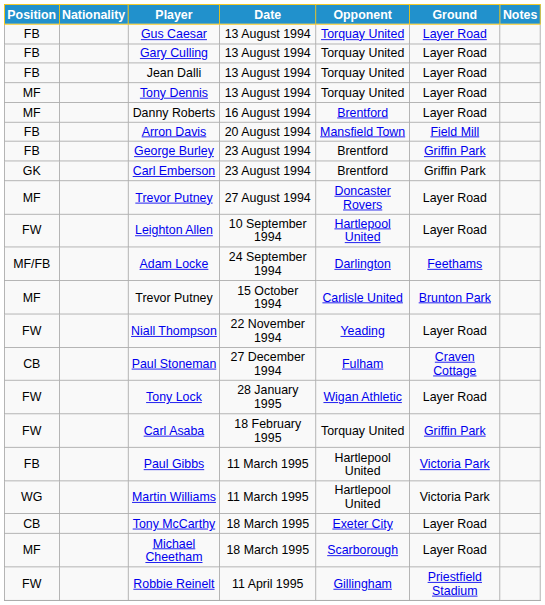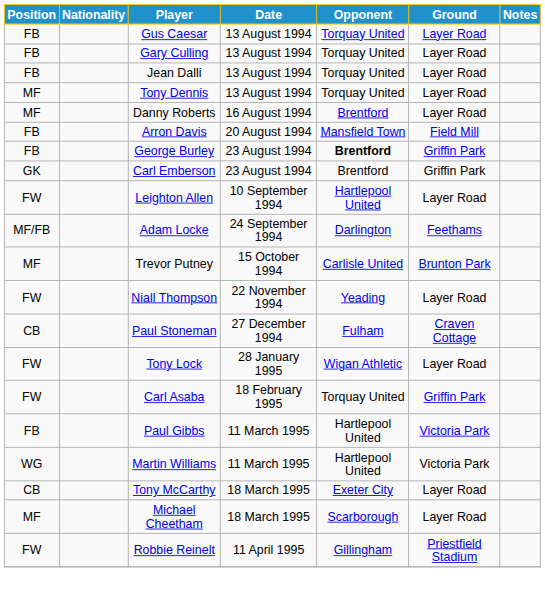(363, 152) normal -> (363, 152) bold
- row: (174, 198)
